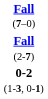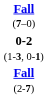rows swapped: (24, 80) <-> (24, 48)
